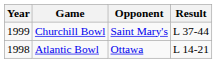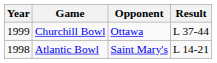(139, 31) Saint Mary's -> (127, 31) Ottawa
(127, 49) Ottawa -> (139, 49) Saint Mary's
